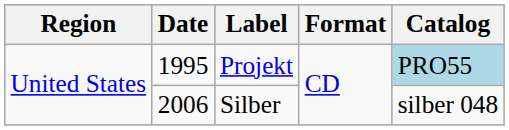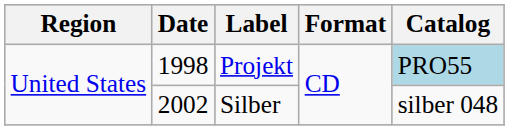(183, 64) 1995 -> (183, 64) 1998
(183, 104) 2006 -> (183, 104) 2002
